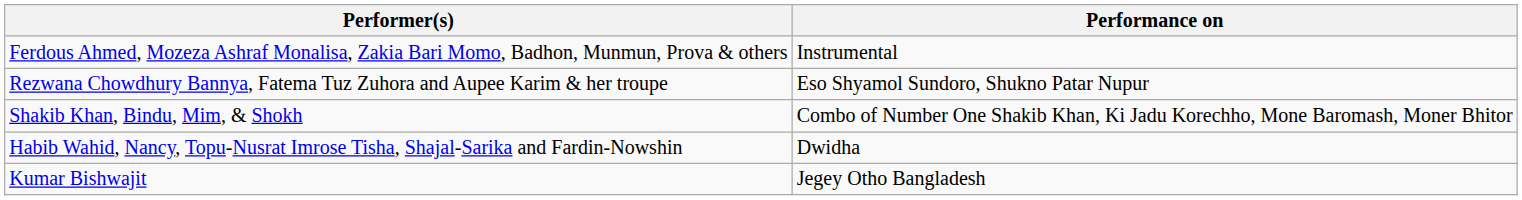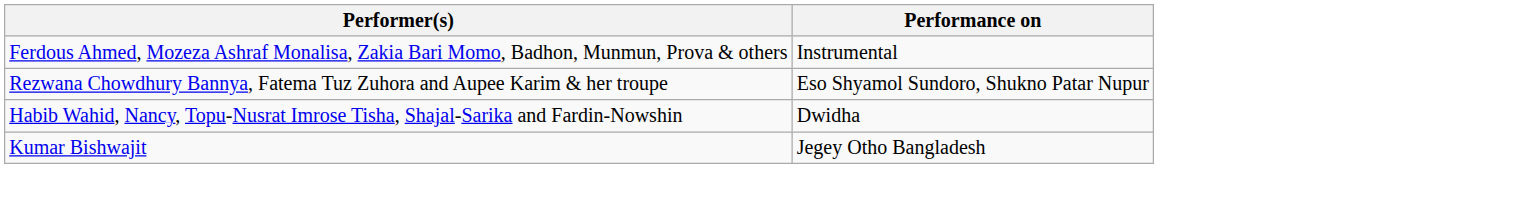- row: (156, 115)
